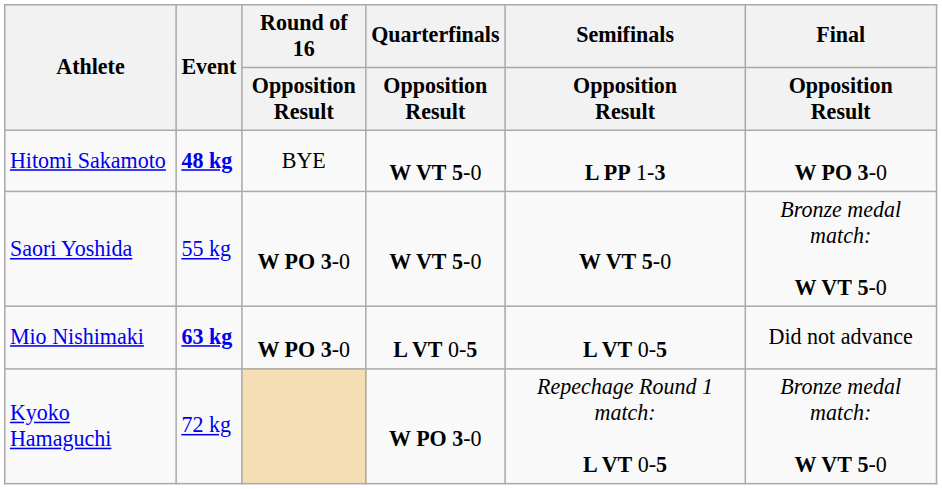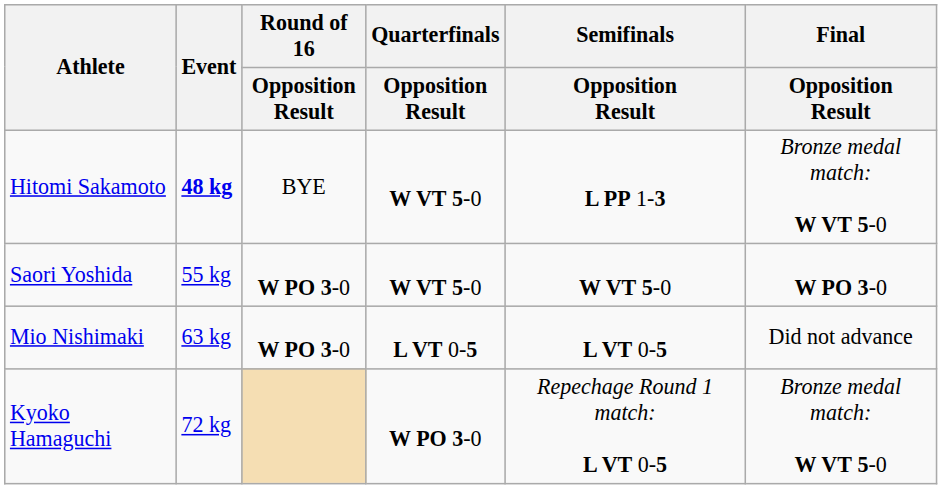(841, 173) W PO 3-0 -> (841, 186) Bronze medal match: W VT 5-0
(841, 249) Bronze medal match: W VT 5-0 -> (841, 288) W PO 3-0
(207, 337) bold -> (206, 337) normal
